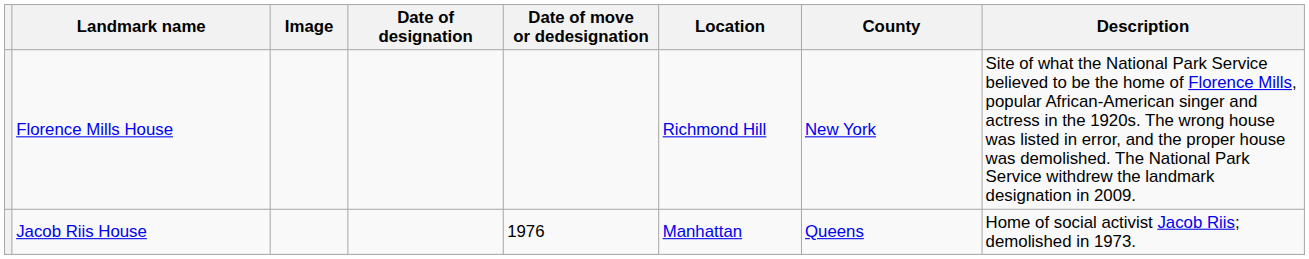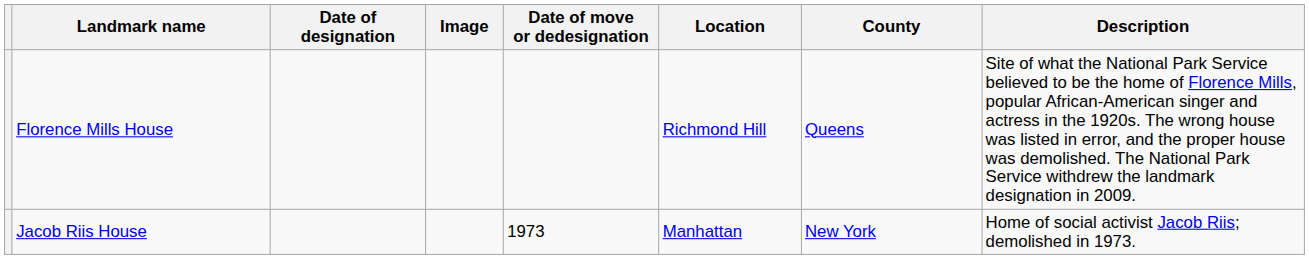columns swapped: (309, 27) <-> (426, 27)
(840, 129) New York -> (834, 129) Queens
(526, 231) 1976 -> (526, 231) 1973
(834, 231) Queens -> (840, 231) New York
